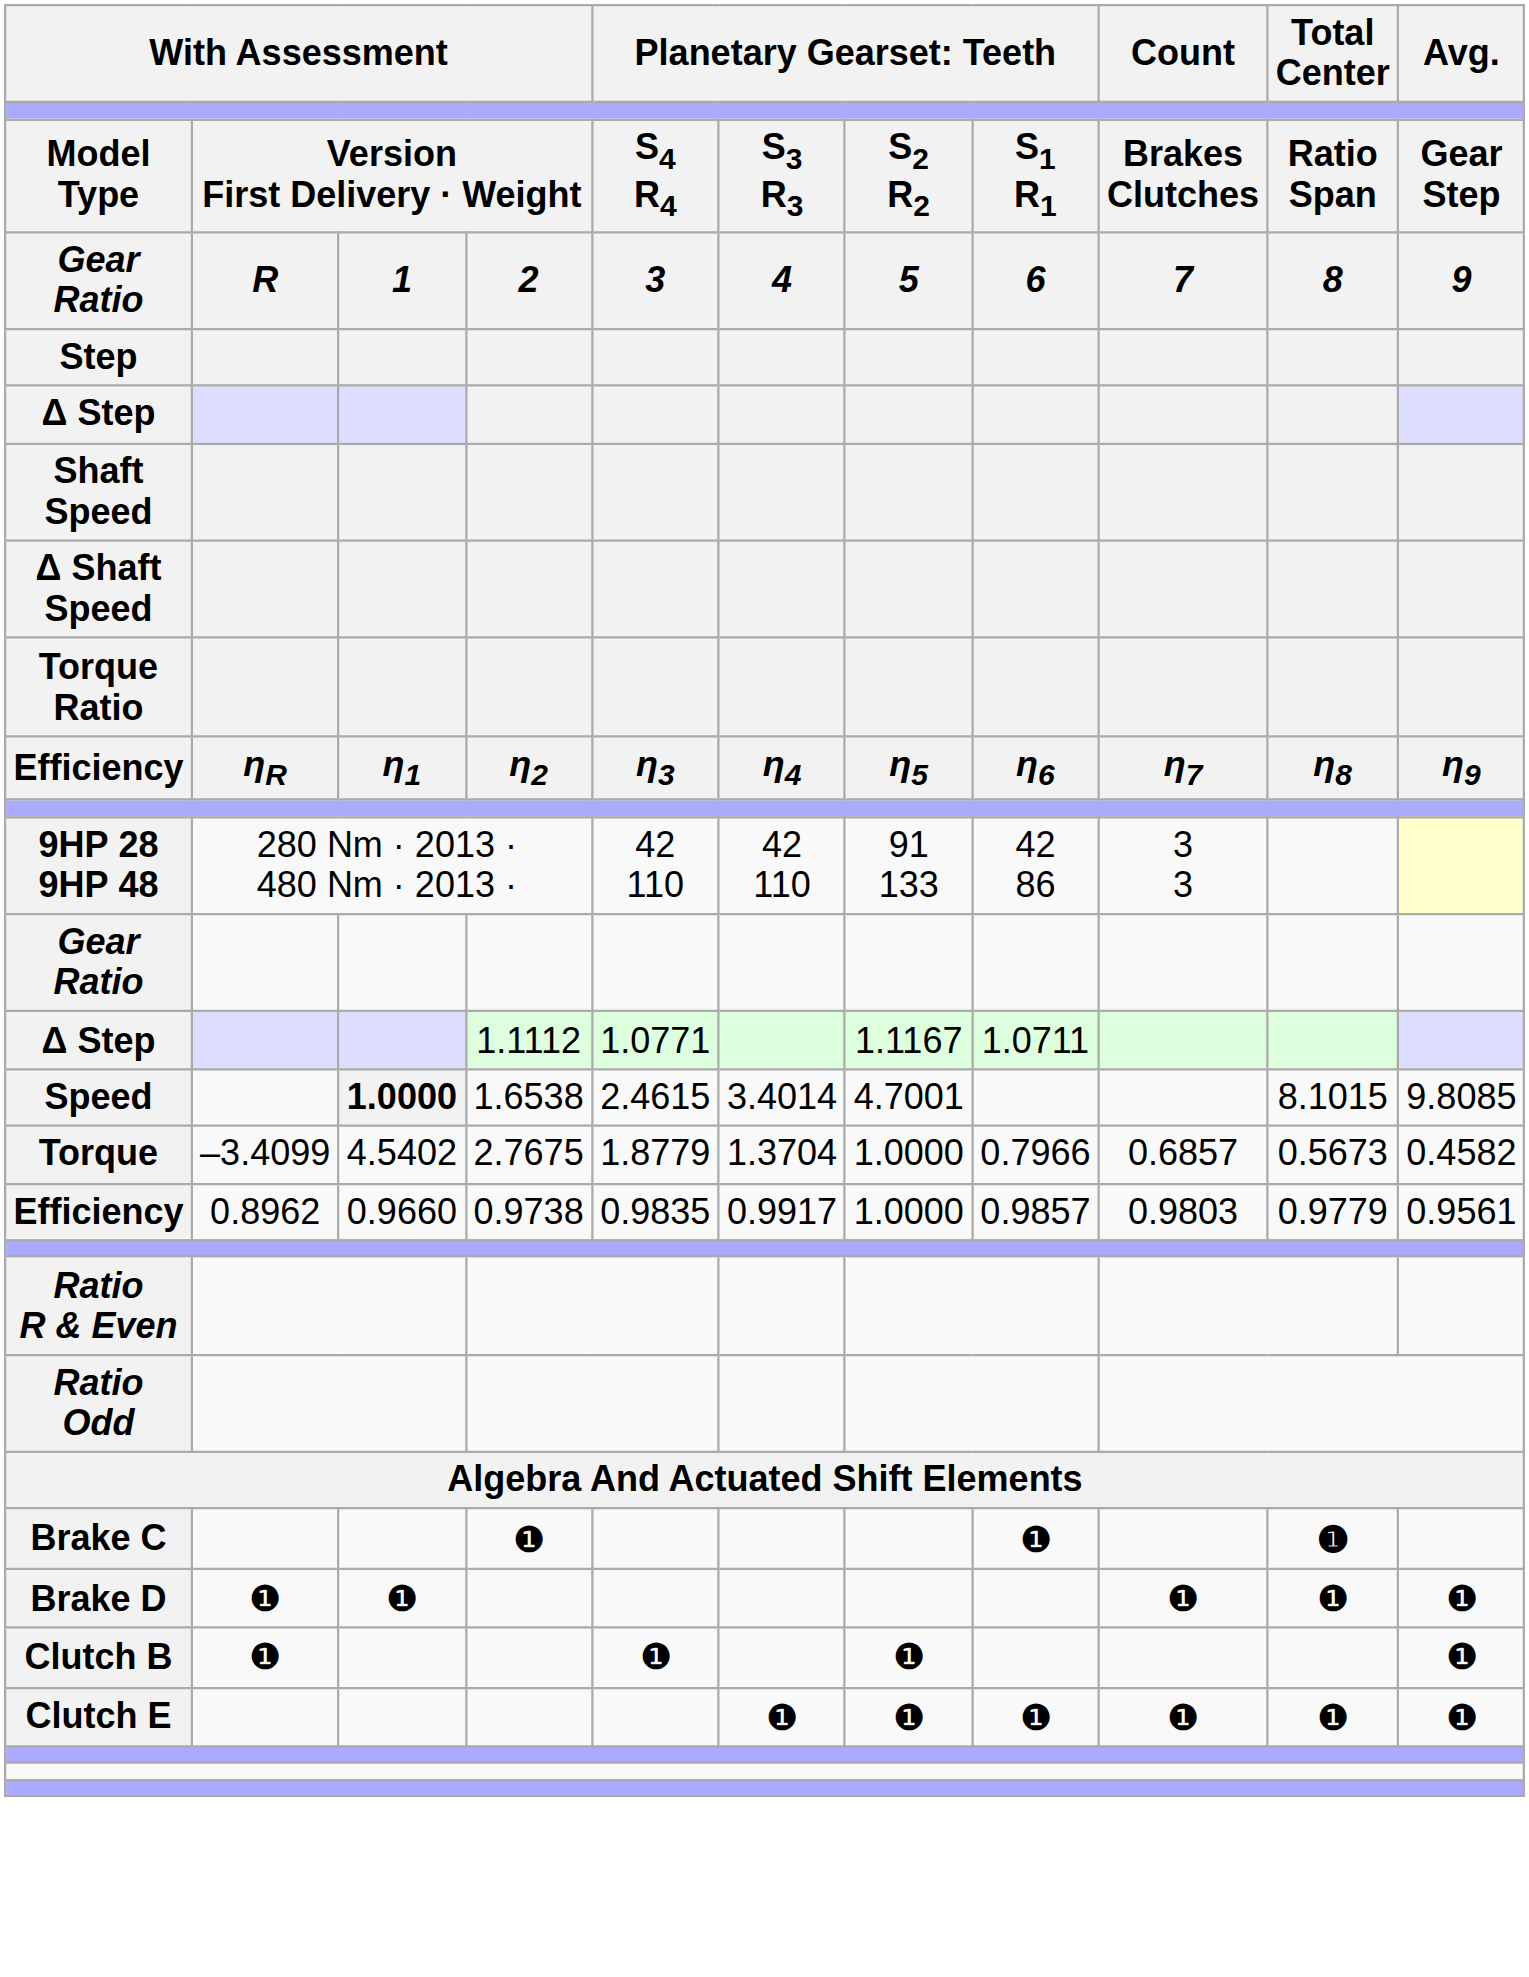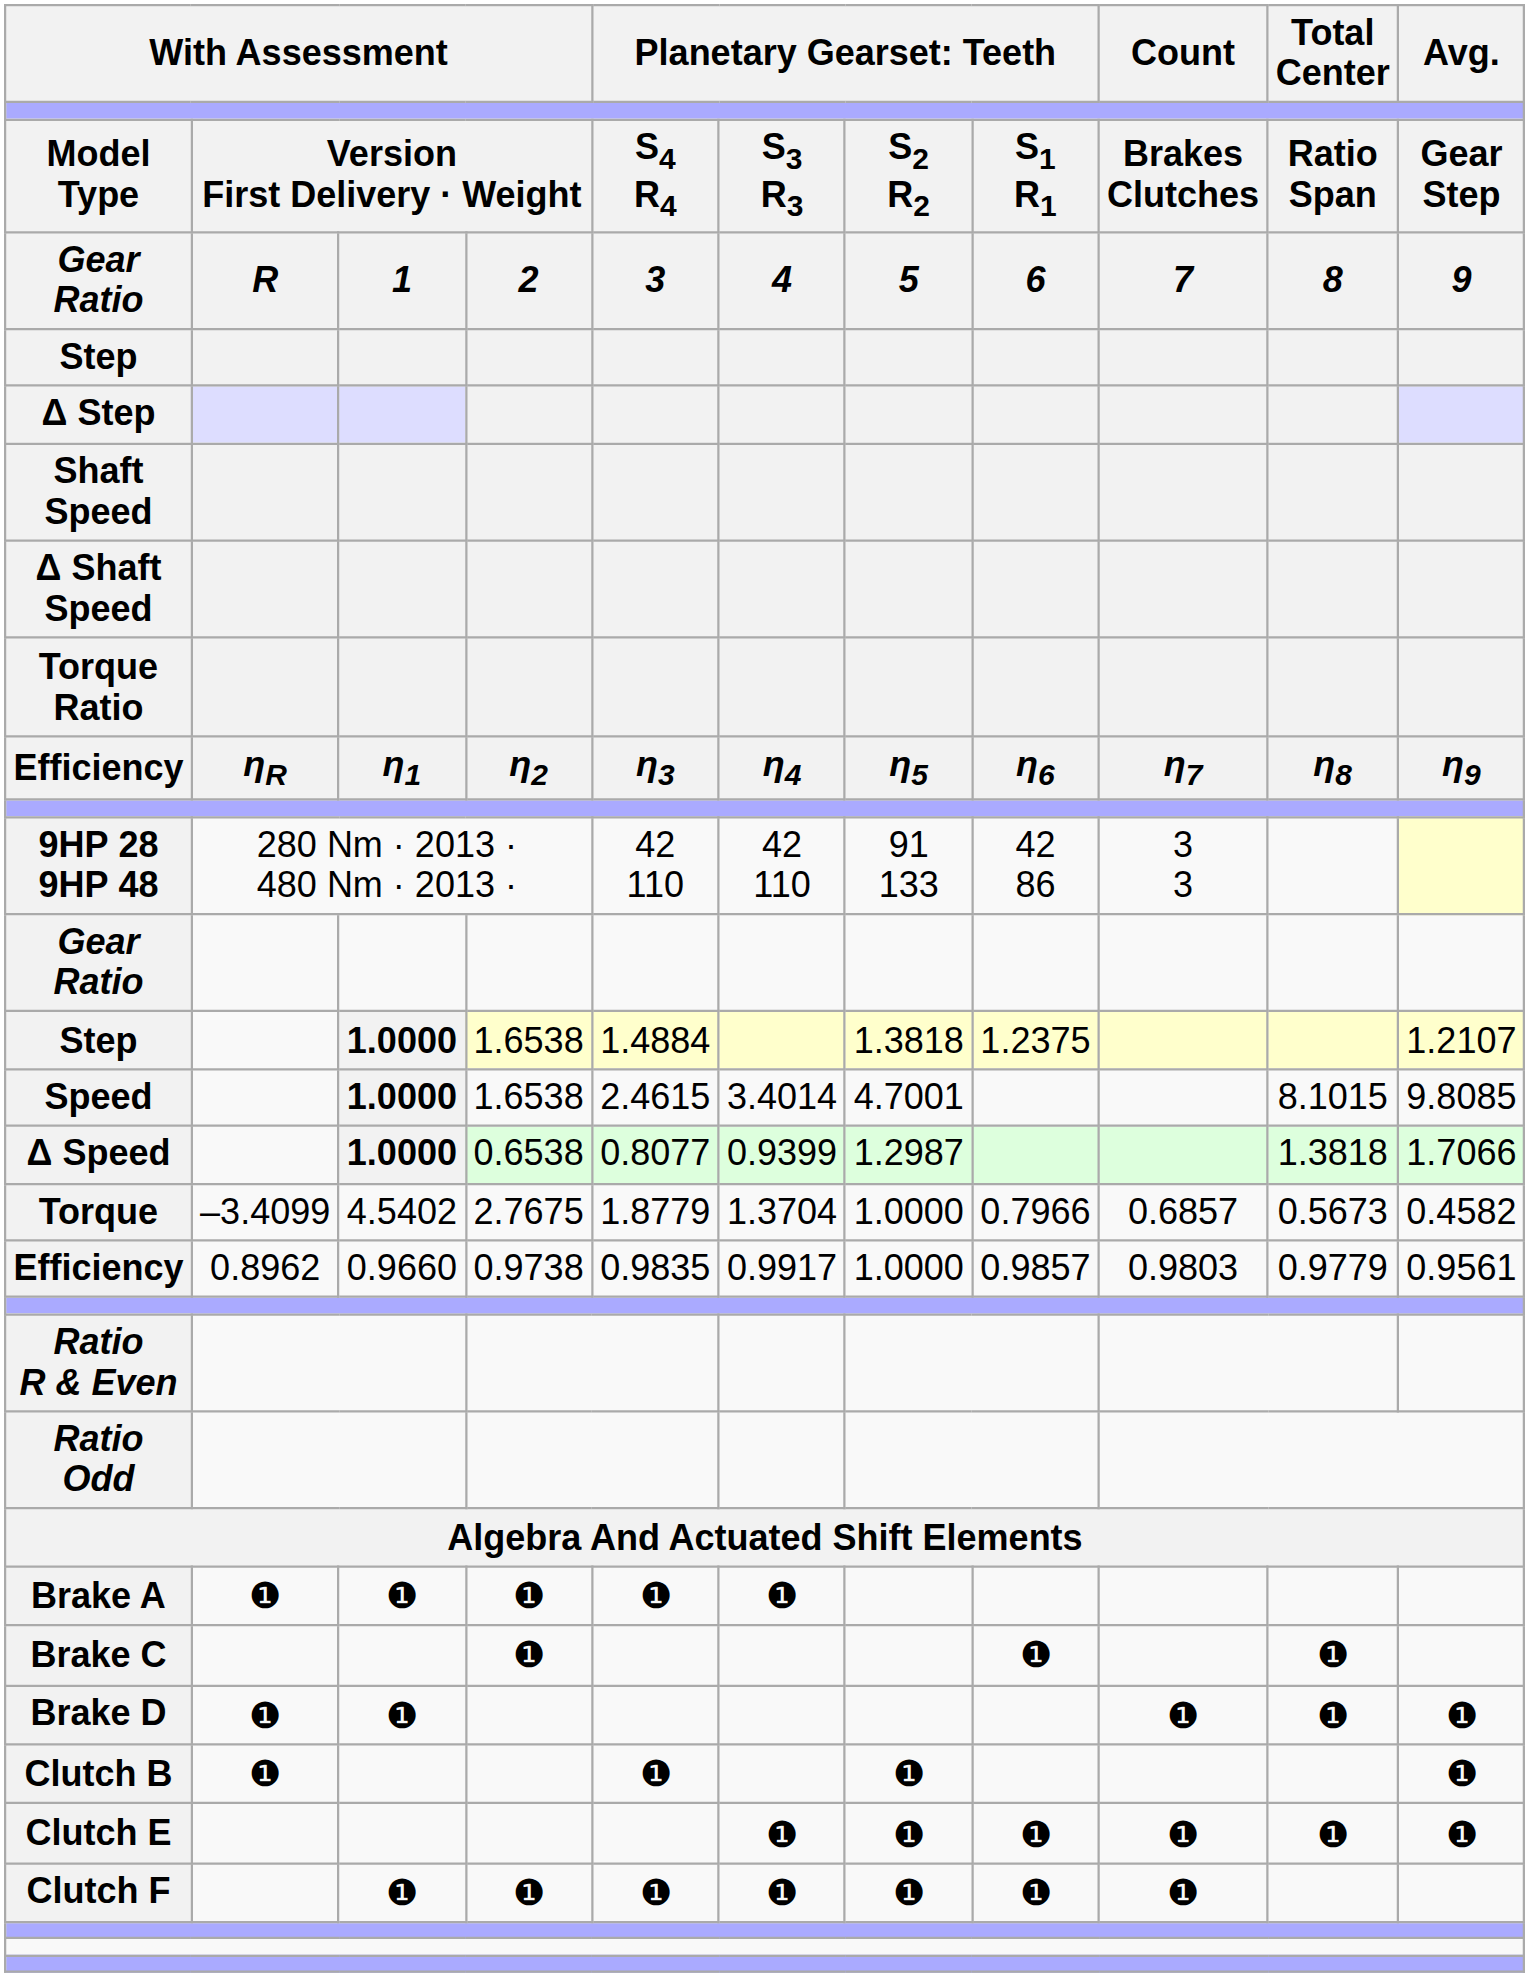+ row: (98, 1039)
- row: (98, 1039)
+ row: (98, 1153)
+ row: (98, 1595)
(1333, 1539) bold -> (1333, 1655) normal
+ row: (98, 1891)
